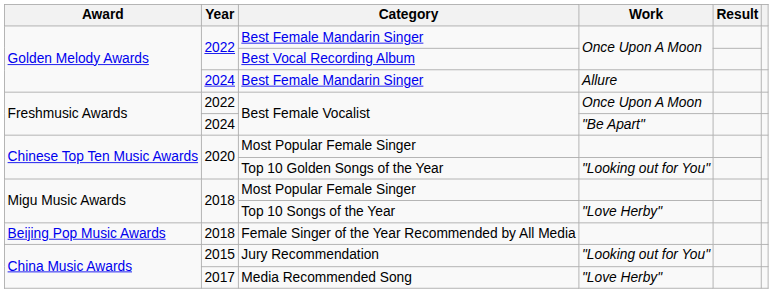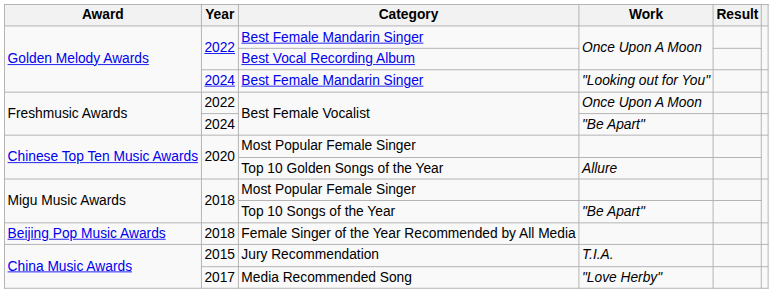(600, 80) Allure -> (646, 80) "Looking out for You"
(646, 168) "Looking out for You" -> (600, 168) Allure
(622, 211) "Love Herby" -> (613, 211) "Be Apart"
(646, 255) "Looking out for You" -> (598, 255) T.I.A.
